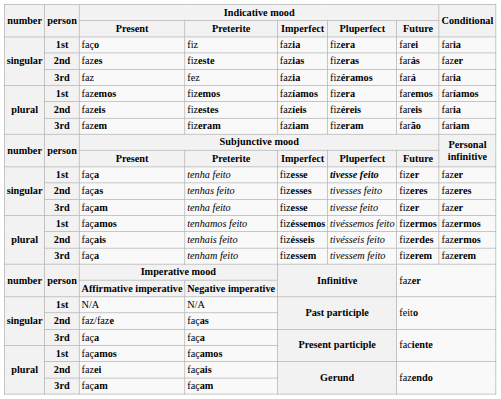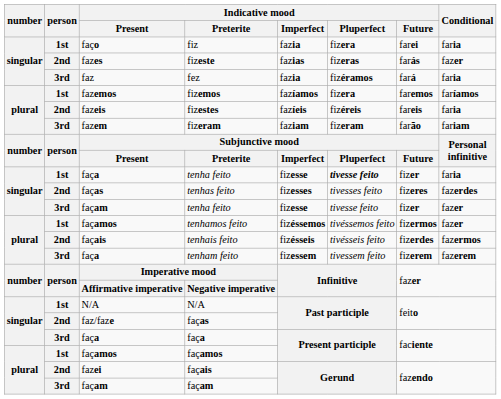(452, 175) fazer -> (451, 175) faria
(457, 191) fazeres -> (459, 191) fazerdes
(461, 223) fazermos -> (452, 223) fazer
